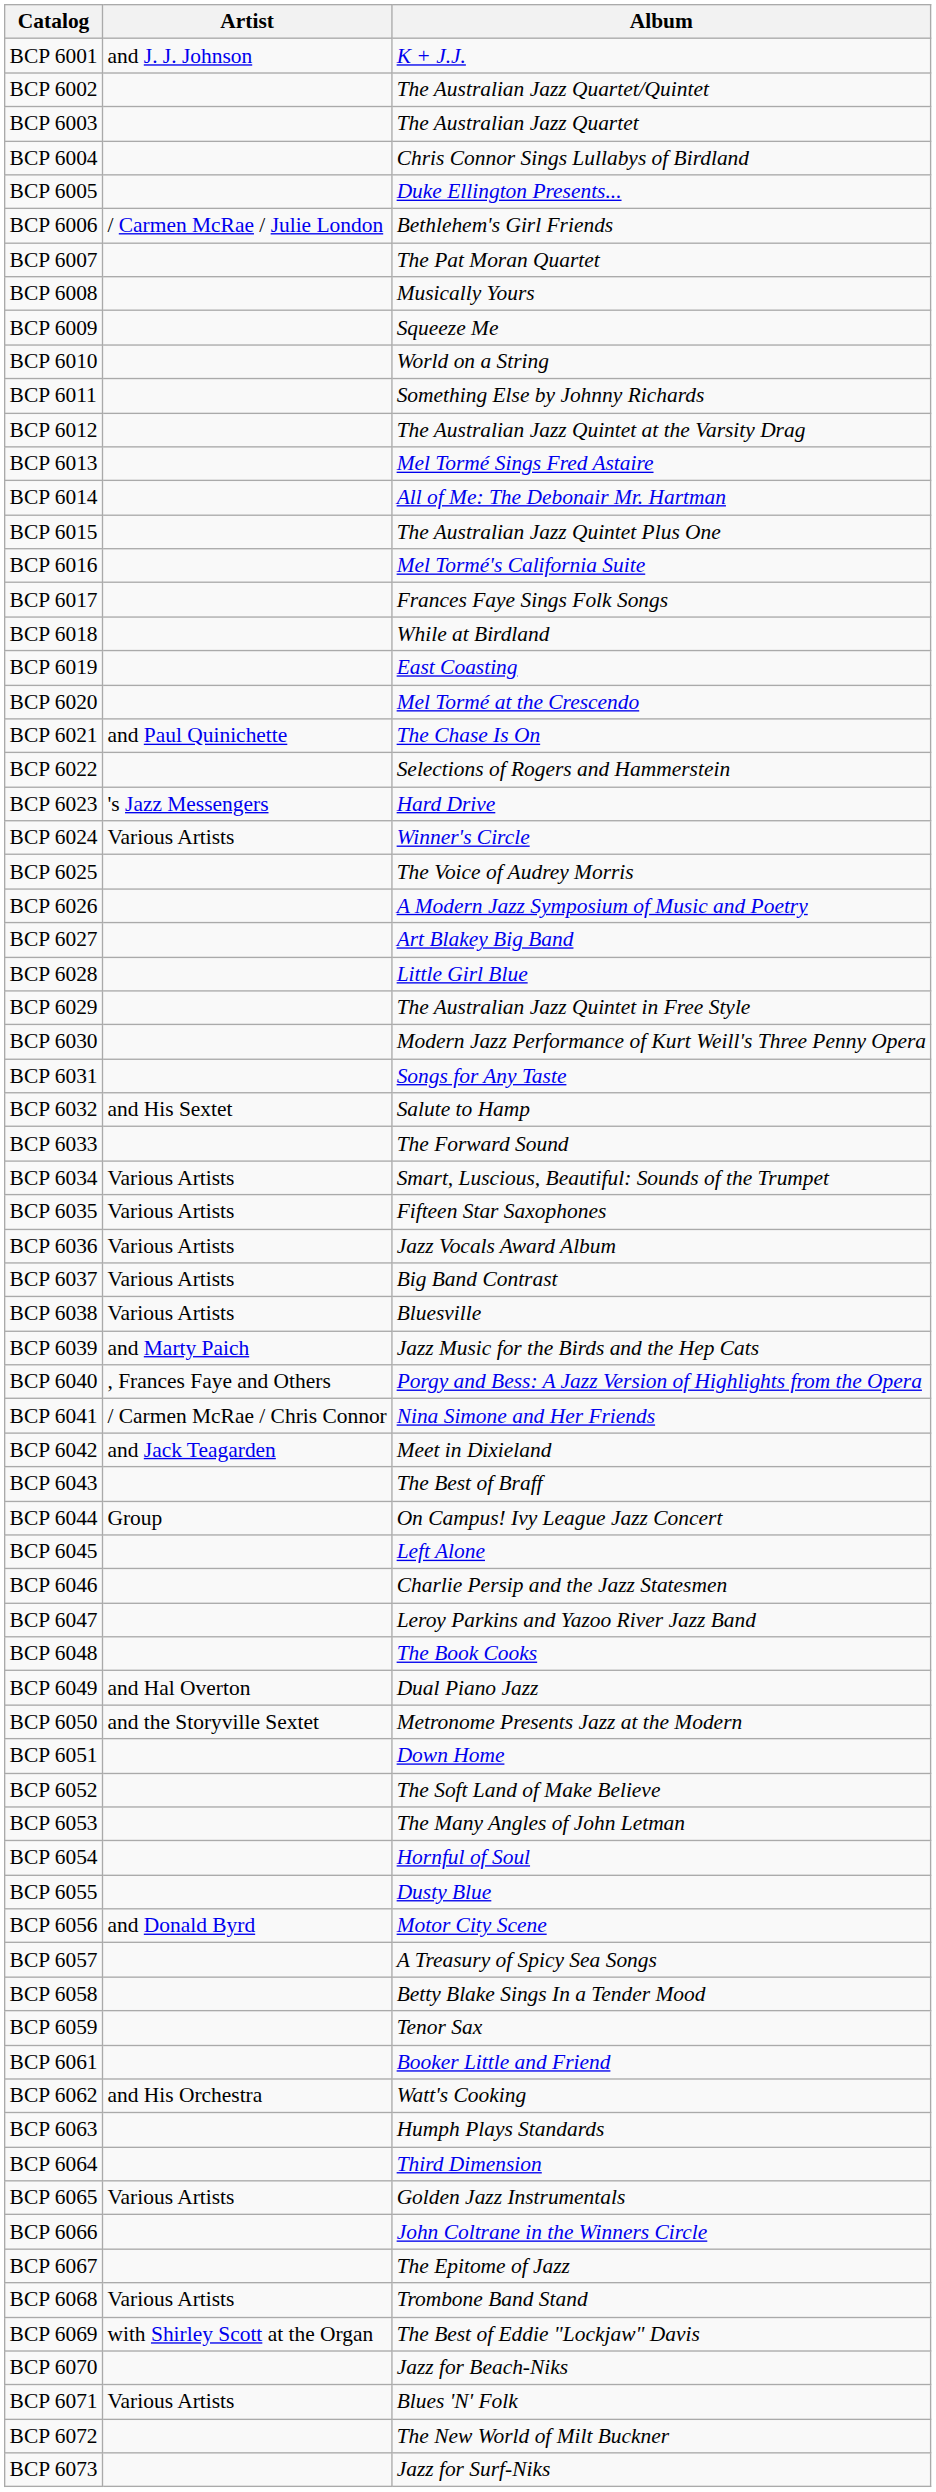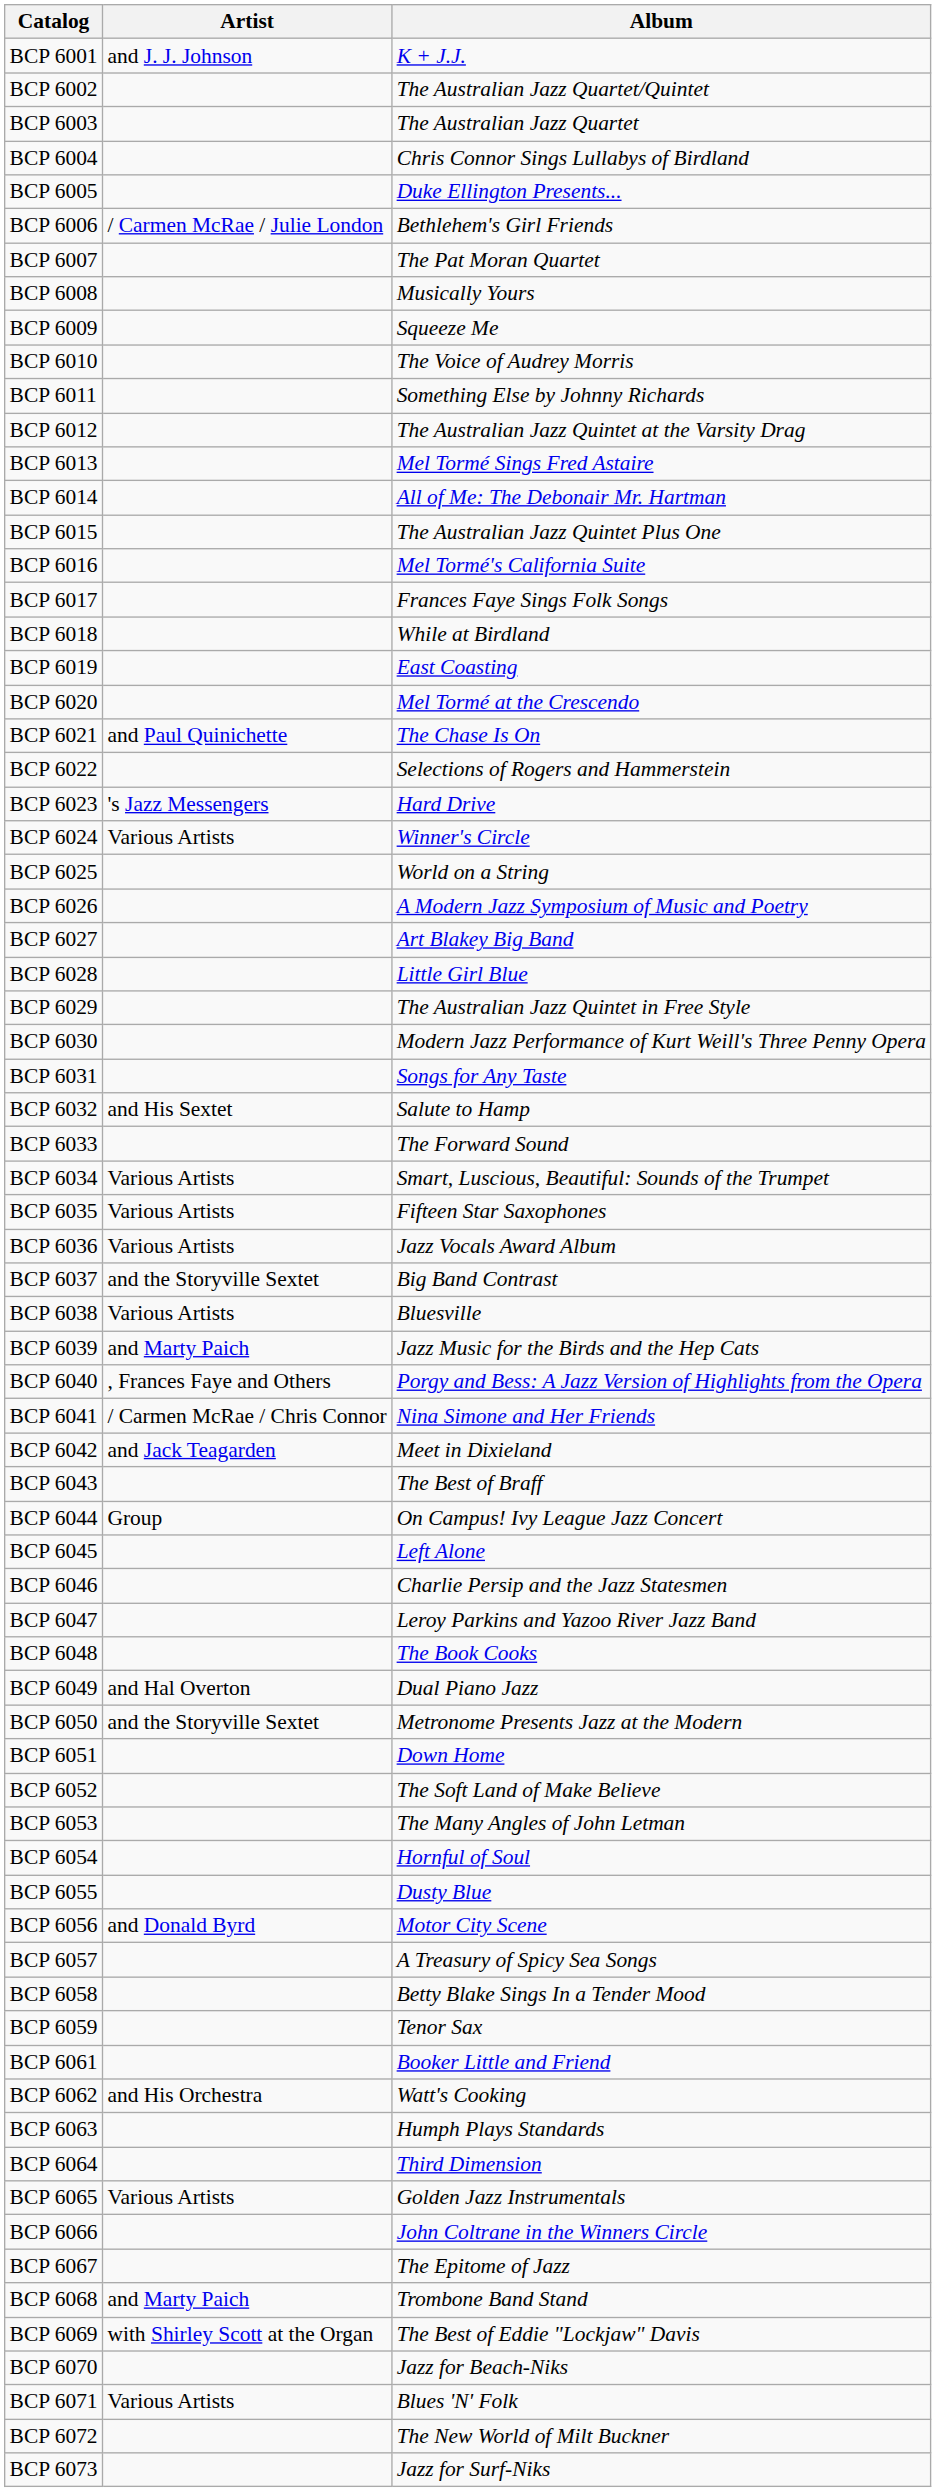(473, 361) World on a String -> (515, 361) The Voice of Audrey Morris
(515, 871) The Voice of Audrey Morris -> (473, 871) World on a String
(171, 1279) Various Artists -> (213, 1279) and the Storyville Sextet
(171, 2299) Various Artists -> (178, 2299) and Marty Paich
